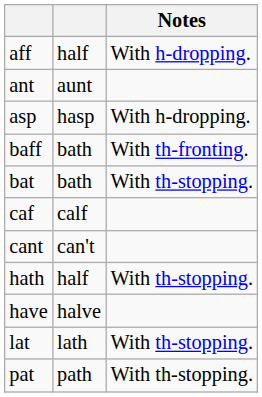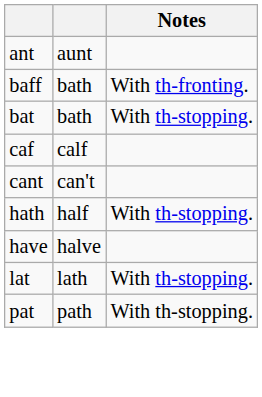- row: (20, 52)
- row: (23, 117)
